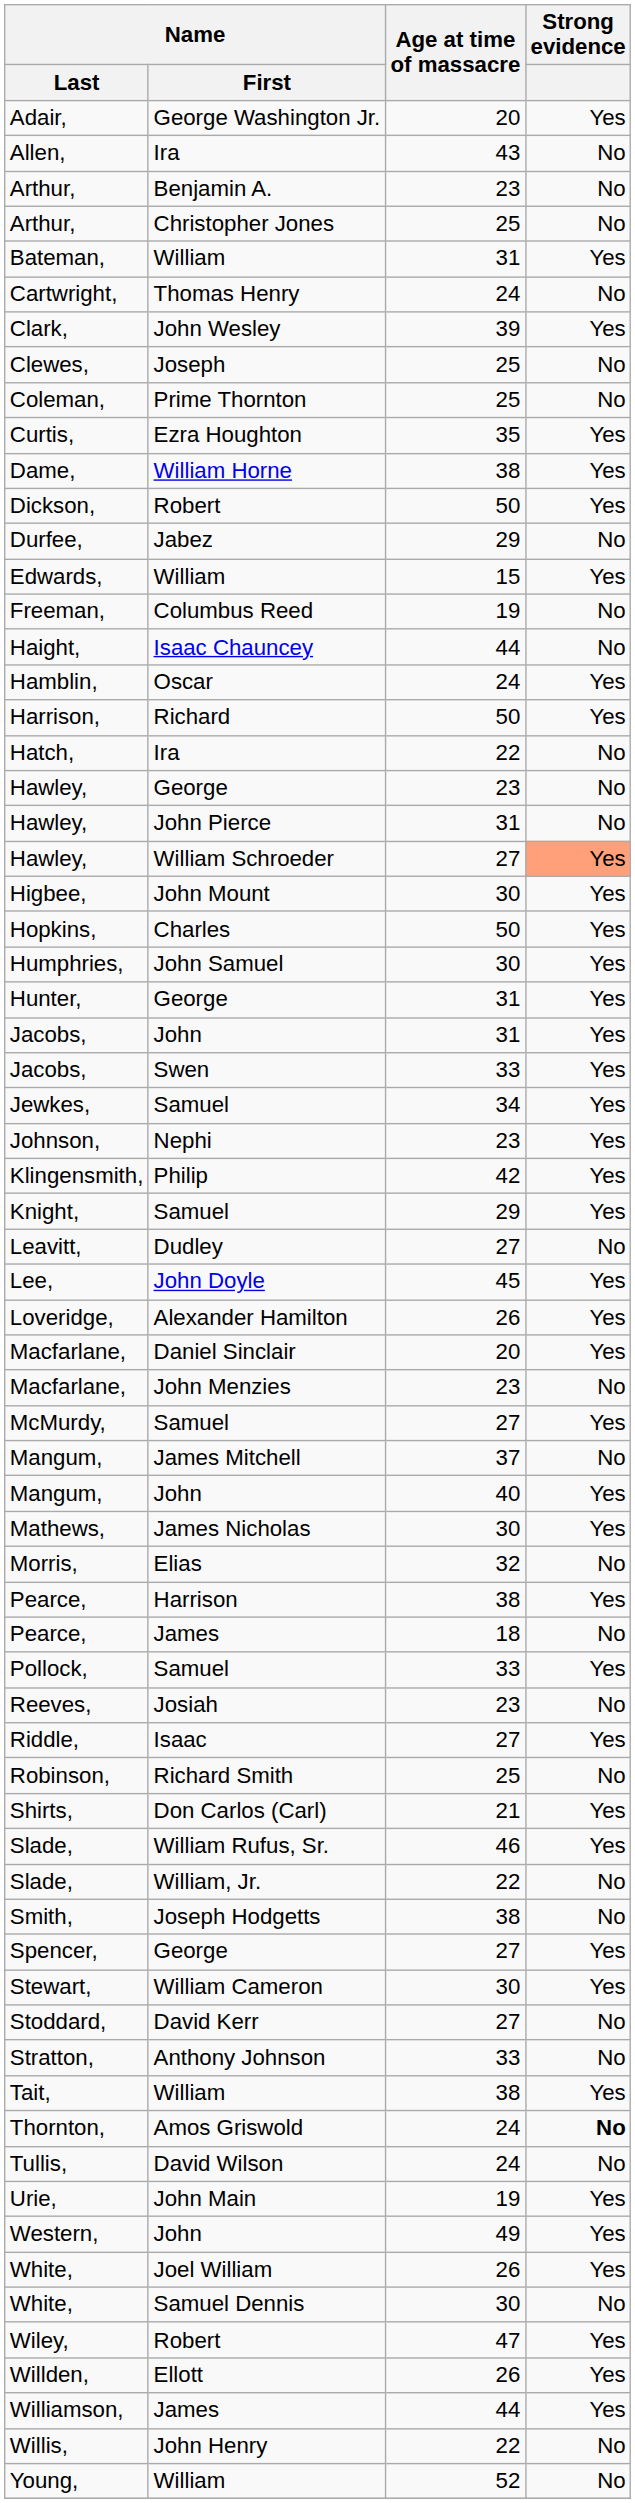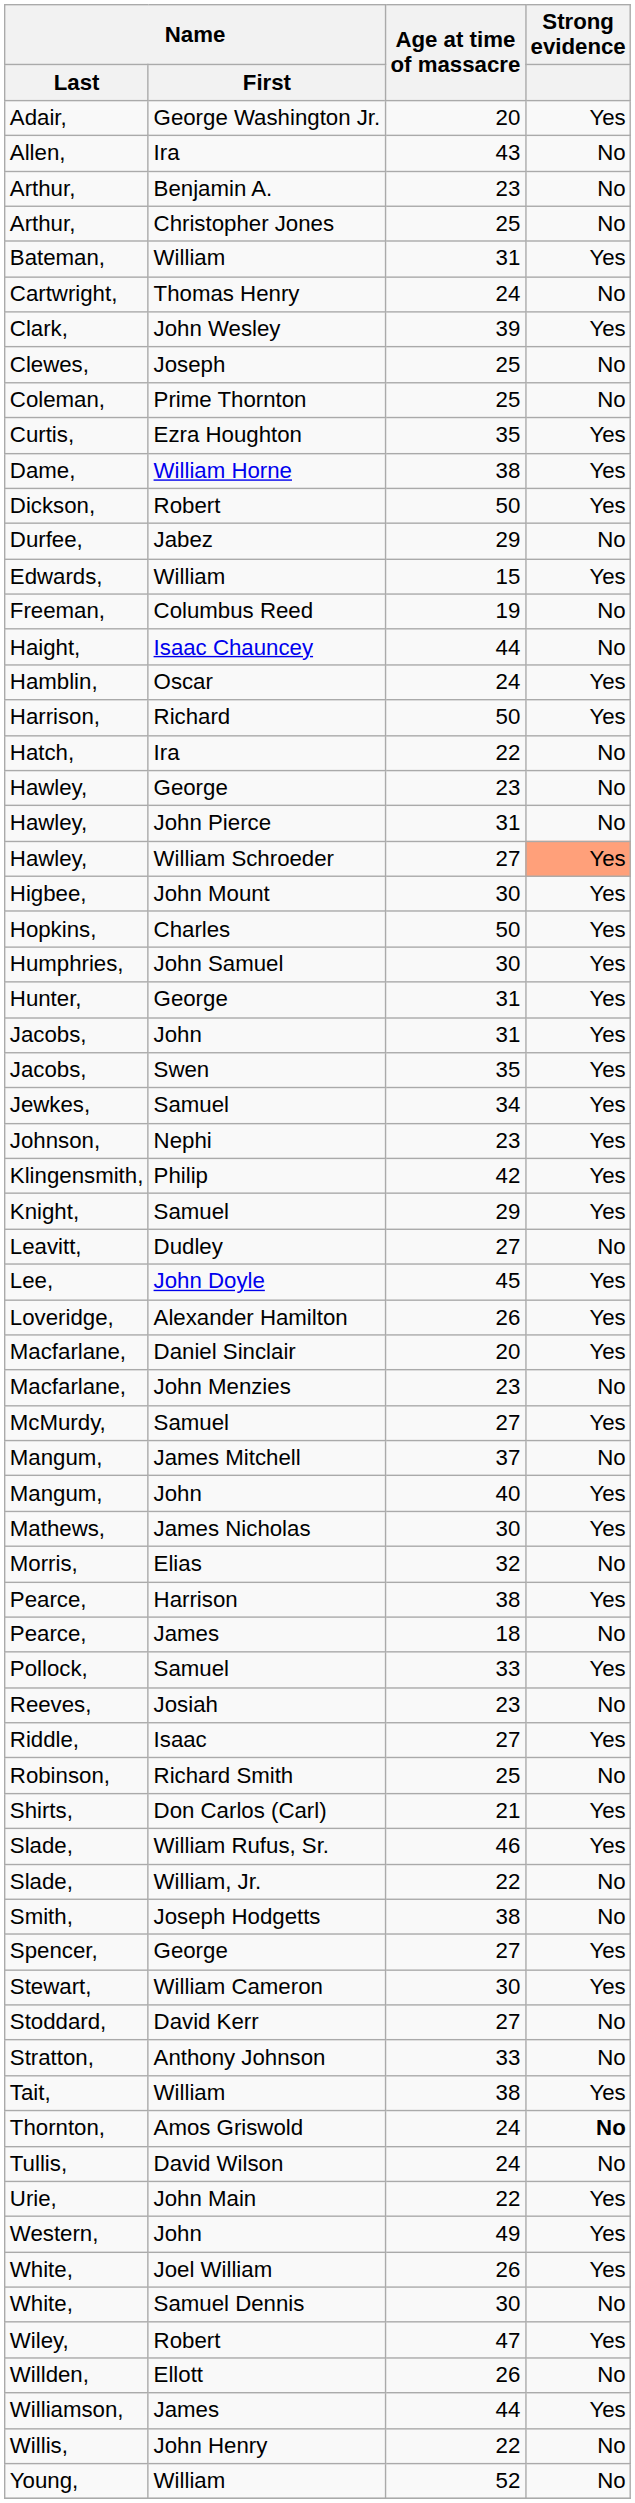(508, 1070) 33 -> (508, 1070) 35
(508, 2198) 19 -> (508, 2198) 22
(608, 2375) Yes -> (612, 2375) No
